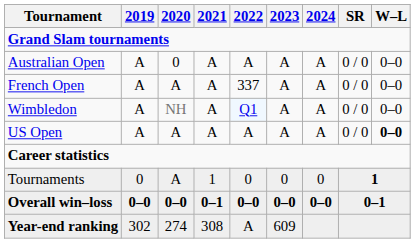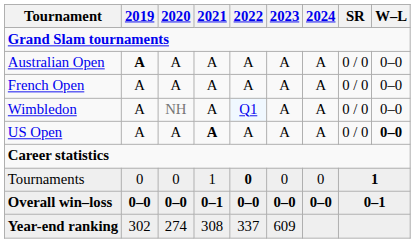(140, 62) normal -> (140, 62) bold
(176, 62) 0 -> (176, 62) A
(248, 86) 337 -> (248, 86) A
(212, 132) normal -> (212, 132) bold
(176, 179) A -> (176, 179) 0
(248, 179) normal -> (248, 179) bold
(248, 226) A -> (248, 226) 337
